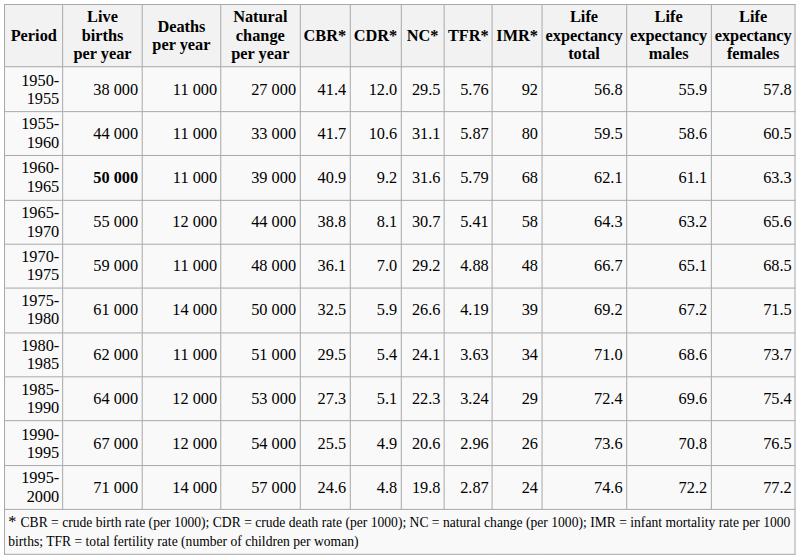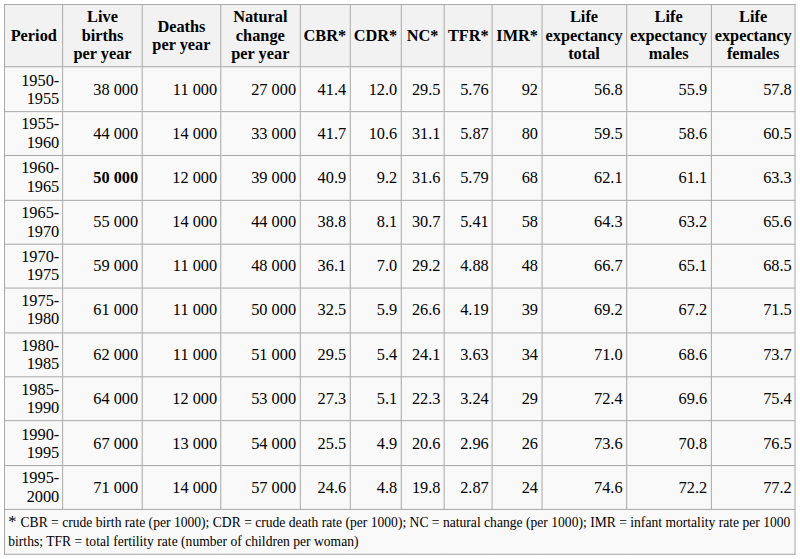(195, 133) 11 000 -> (195, 133) 14 000
(195, 177) 11 000 -> (195, 177) 12 000
(195, 221) 12 000 -> (195, 221) 14 000
(195, 310) 14 000 -> (195, 310) 11 000
(195, 443) 12 000 -> (195, 443) 13 000
